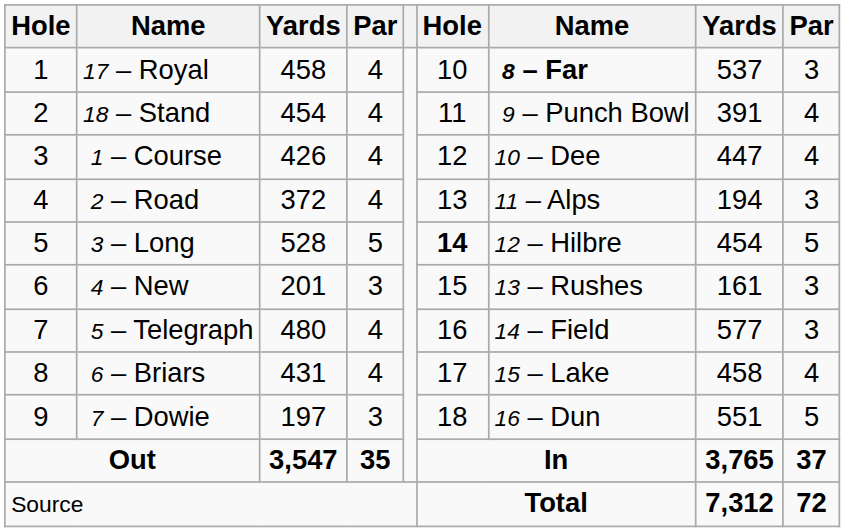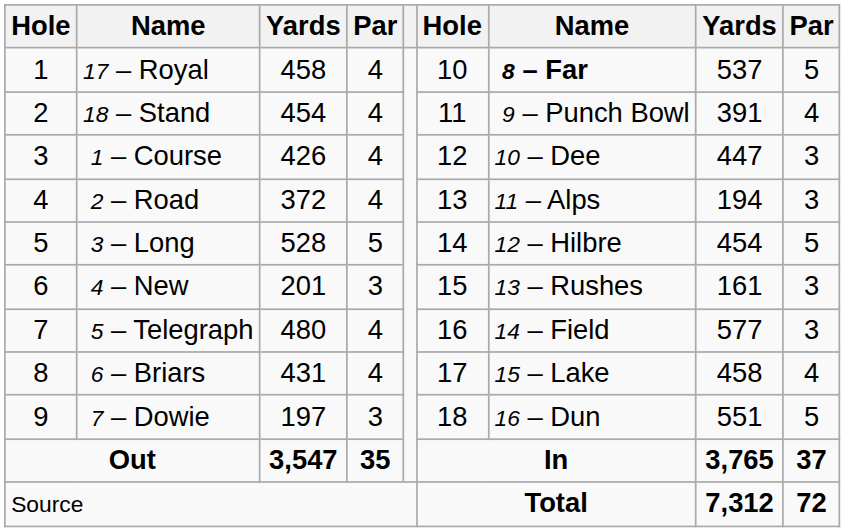(811, 69) 3 -> (811, 69) 5
(811, 156) 4 -> (811, 156) 3
(452, 243) bold -> (452, 243) normal
